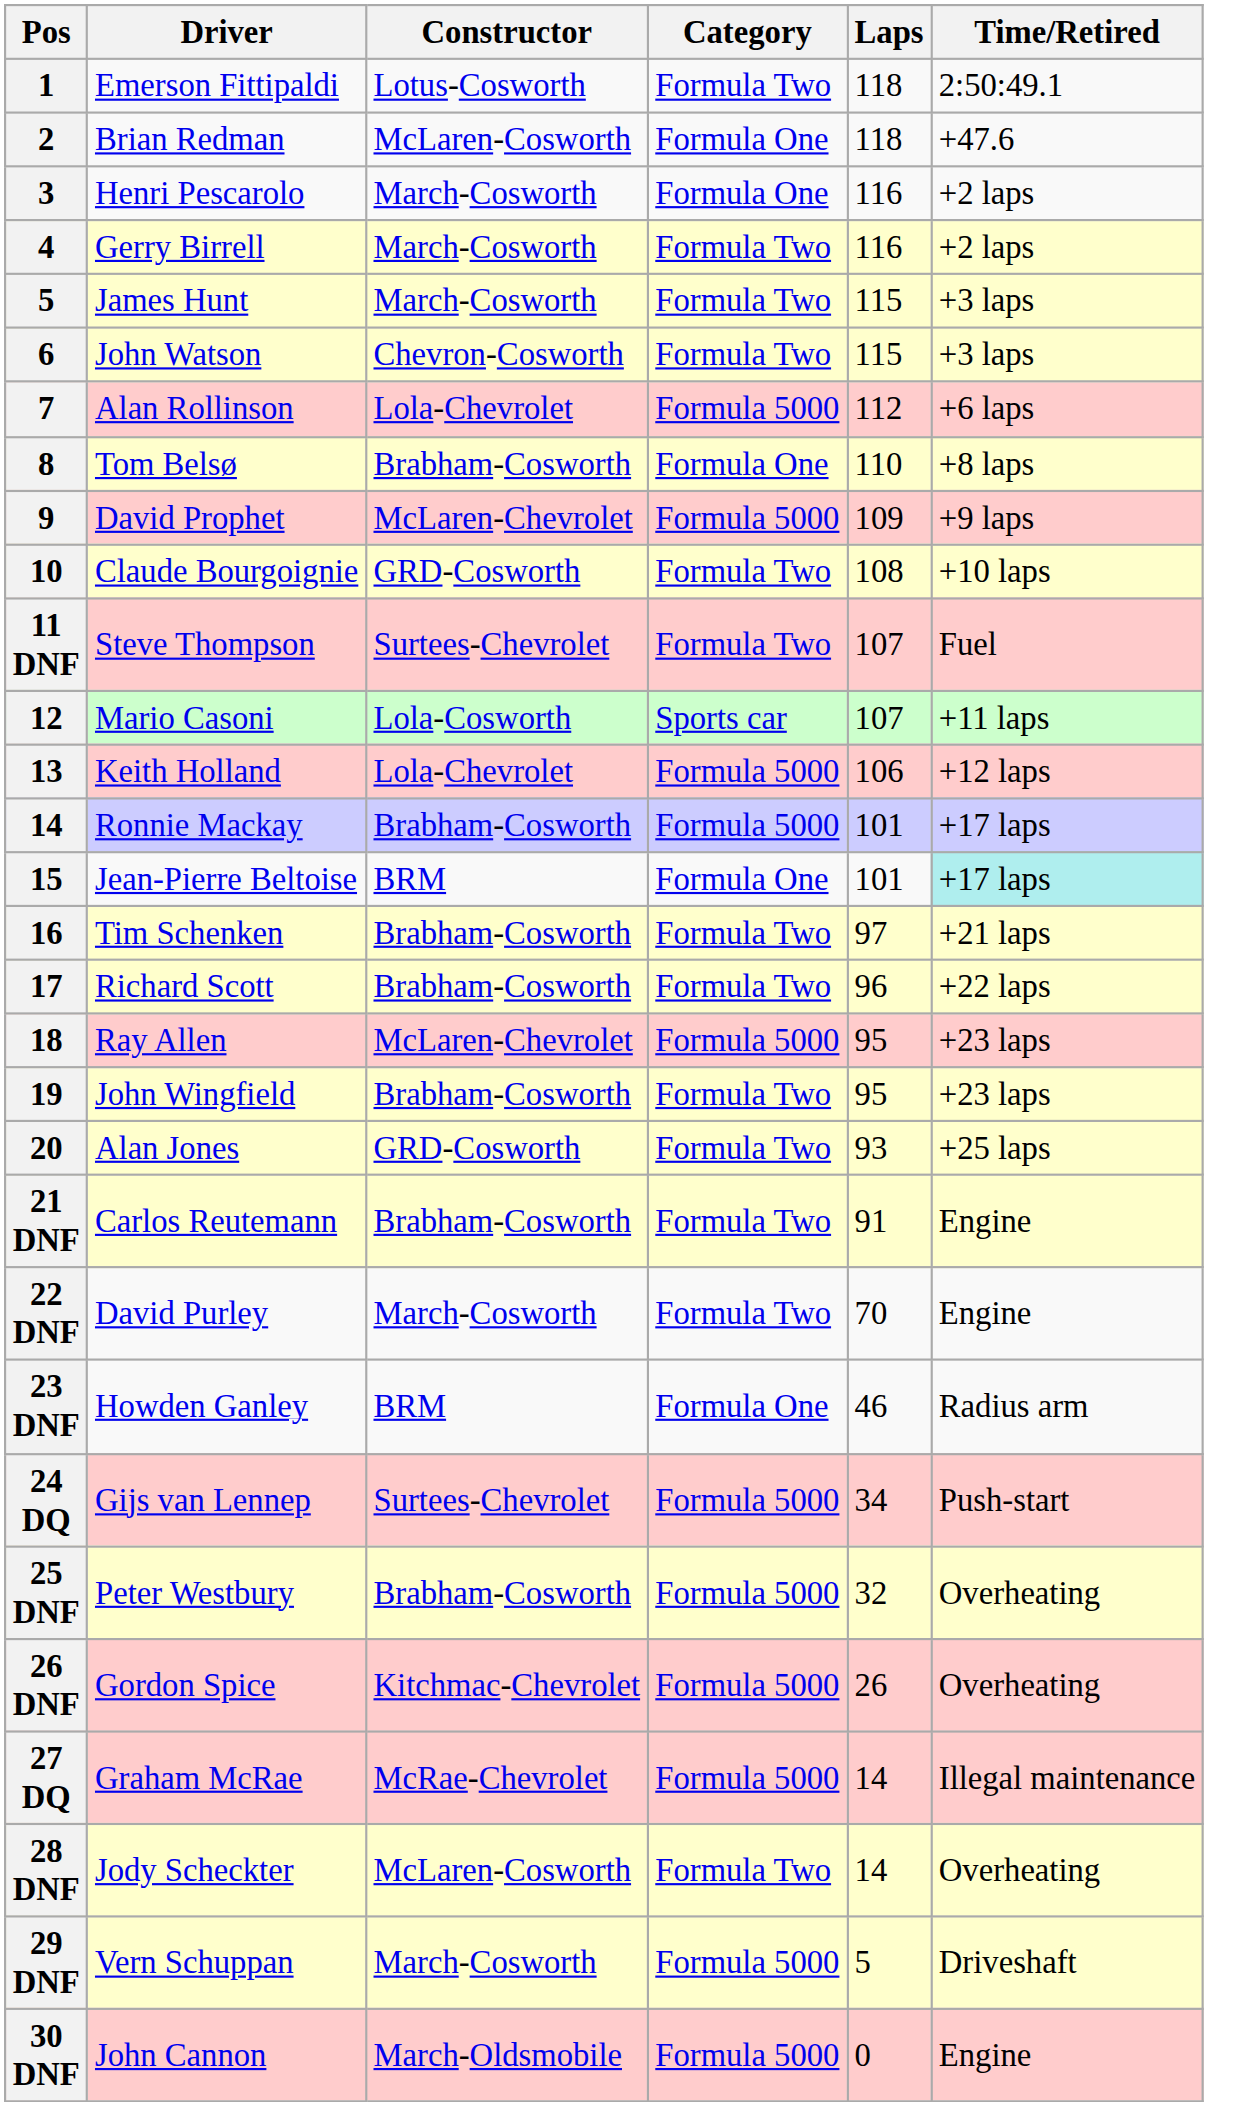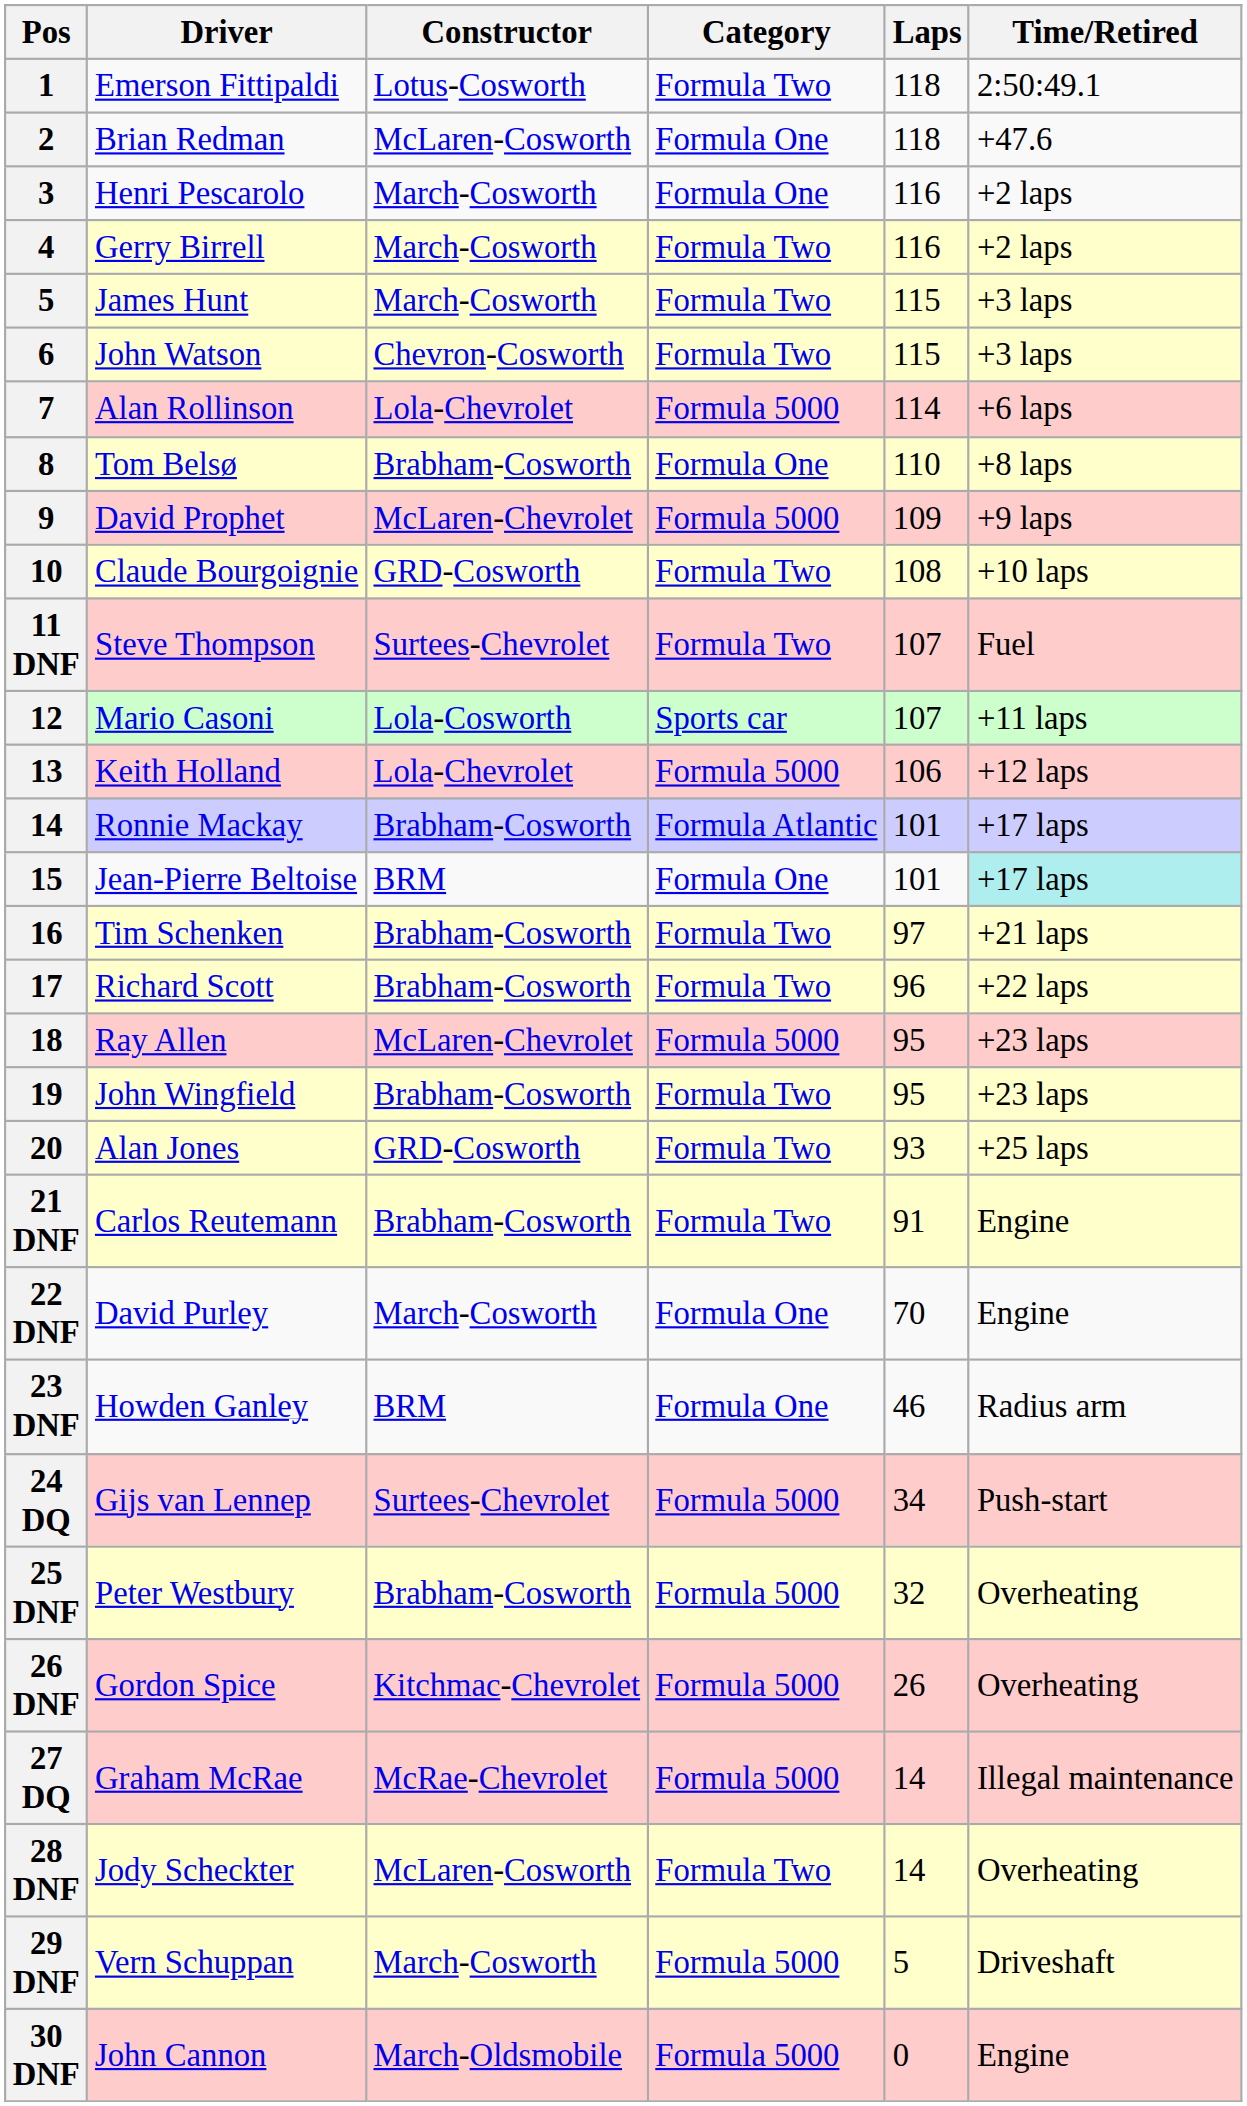(878, 408) 112 -> (917, 408) 114
(747, 824) Formula 5000 -> (766, 824) Formula Atlantic
(743, 1313) Formula Two -> (742, 1313) Formula One
